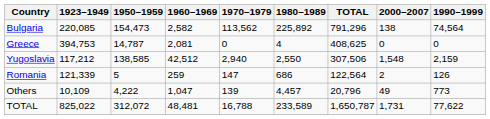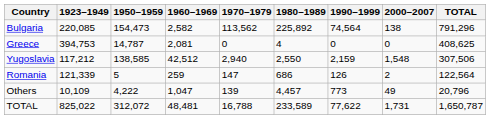columns swapped: (458, 12) <-> (352, 12)
